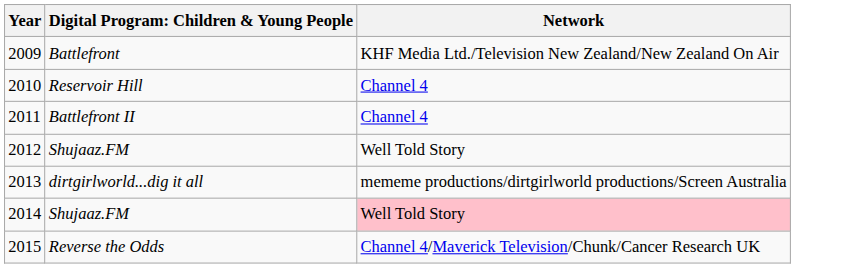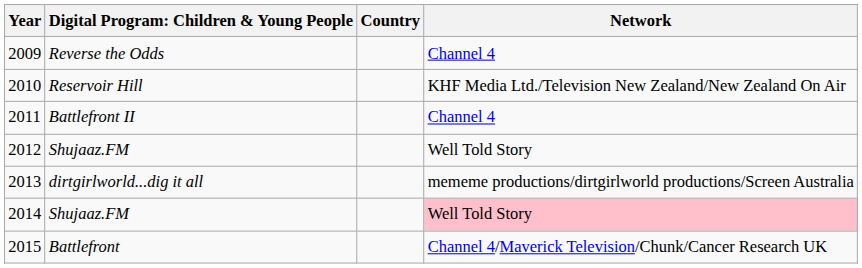+ column: (390, 20)
(84, 52) Battlefront -> (107, 52) Reverse the Odds
(570, 52) KHF Media Ltd./Television New Zealand/New Zealand On Air -> (461, 52) Channel 4
(394, 85) Channel 4 -> (637, 85) KHF Media Ltd./Television New Zealand/New Zealand On Air
(107, 246) Reverse the Odds -> (84, 246) Battlefront
